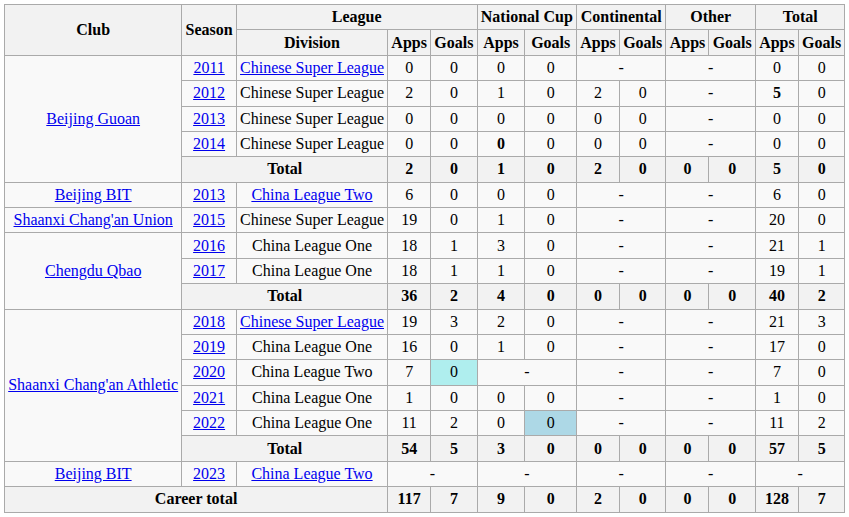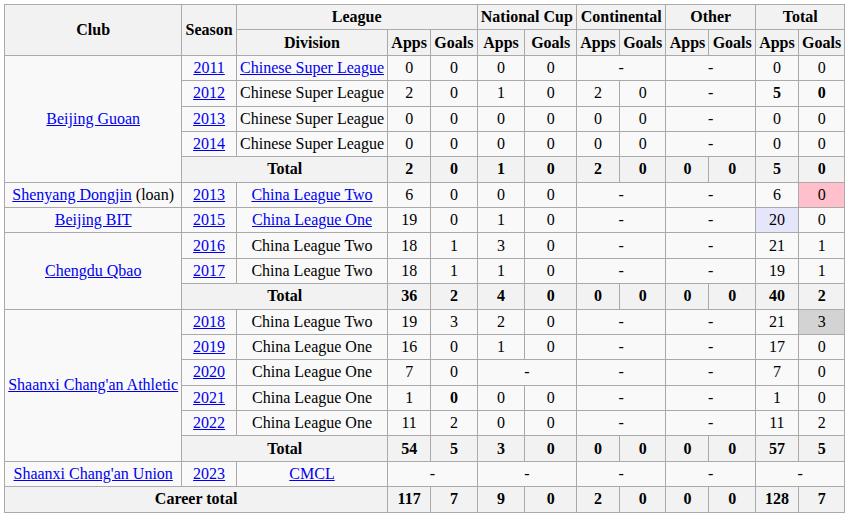(822, 93) normal -> (822, 93) bold
(501, 144) bold -> (501, 144) normal
(93, 194) Beijing BIT -> (93, 194) Shenyang Dongjin (loan)
(822, 194) no background -> (822, 194) pink background
(93, 220) Shaanxi Chang'an Union -> (93, 220) Beijing BIT
(312, 220) Chinese Super League -> (312, 220) China League One
(777, 220) no background -> (777, 220) lavender background
(312, 245) China League One -> (312, 245) China League Two
(312, 270) China League One -> (312, 270) China League Two
(312, 321) Chinese Super League -> (312, 321) China League Two
(822, 321) no background -> (822, 321) lightgrey background
(312, 372) China League Two -> (312, 372) China League One
(454, 372) paleturquoise background -> (454, 372) no background
(454, 397) normal -> (454, 397) bold
(551, 423) lightblue background -> (551, 423) no background
(93, 473) Beijing BIT -> (93, 473) Shaanxi Chang'an Union
(312, 473) China League Two -> (312, 473) CMCL
